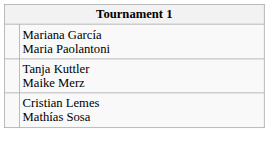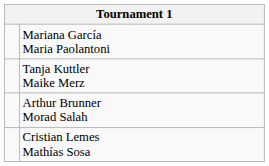+ row: (62, 110)
